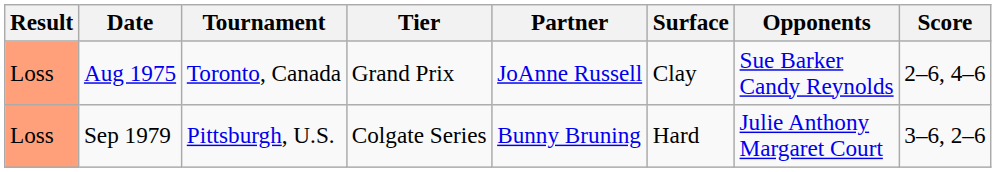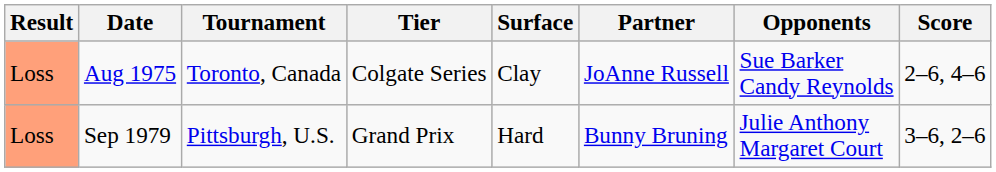columns swapped: (691, 22) <-> (570, 22)
(403, 72) Grand Prix -> (419, 72) Colgate Series
(419, 135) Colgate Series -> (403, 135) Grand Prix
